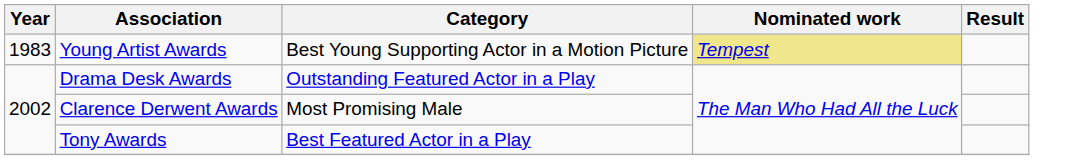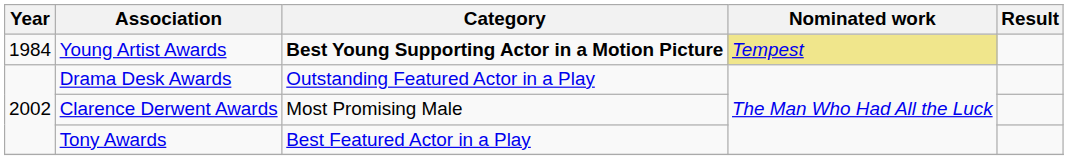(30, 49) 1983 -> (30, 49) 1984
(487, 49) normal -> (505, 49) bold
